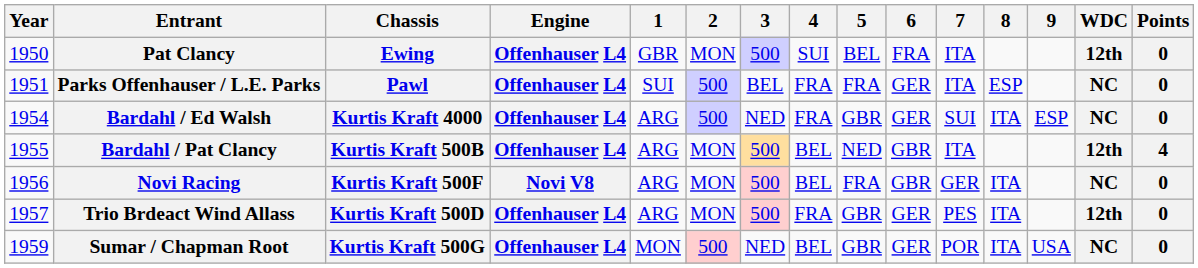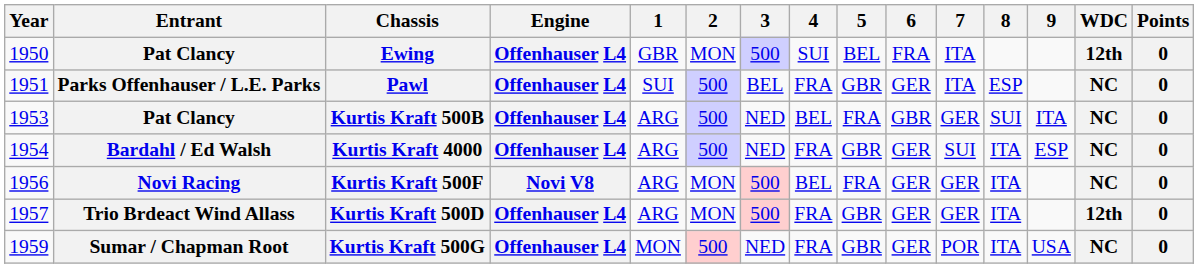(862, 85) FRA -> (862, 85) GBR
+ row: (29, 117)
- row: (29, 150)
(911, 182) GBR -> (911, 182) GER
(960, 214) PES -> (960, 214) GER
(813, 247) BEL -> (813, 247) FRA
